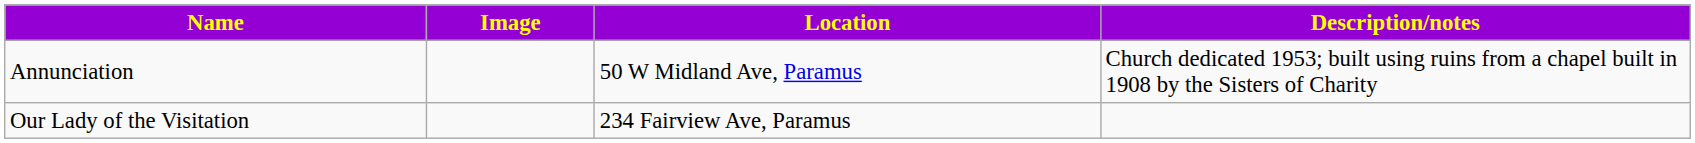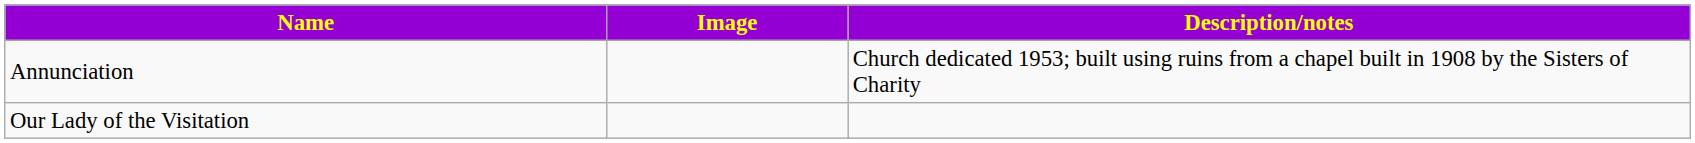- column: (847, 22)
